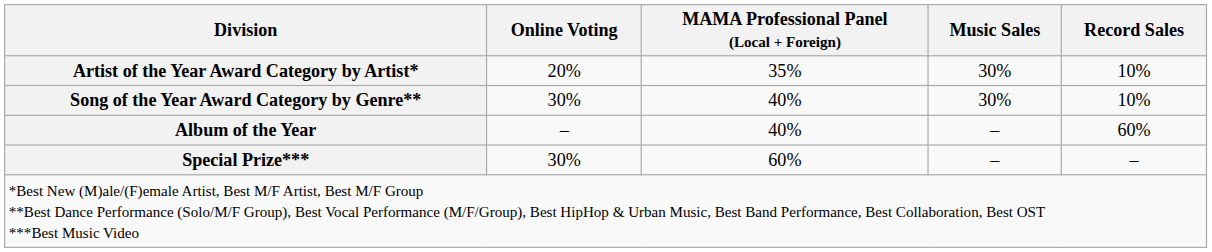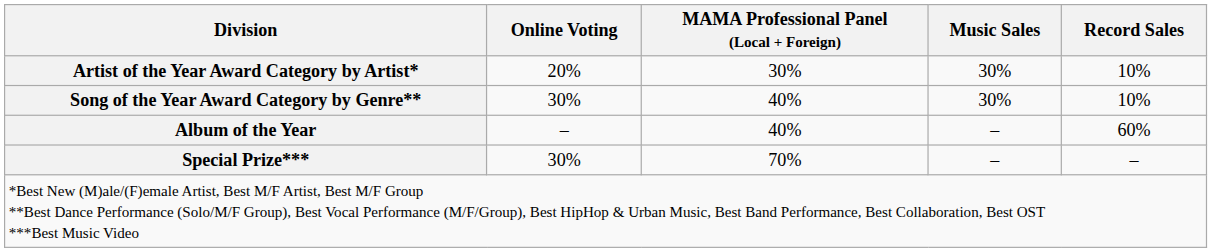(785, 70) 35% -> (785, 70) 30%
(785, 160) 60% -> (785, 160) 70%
